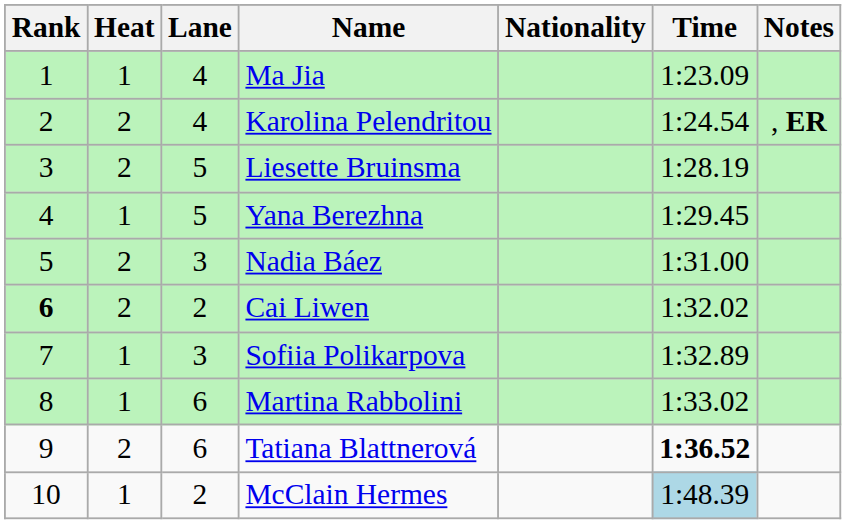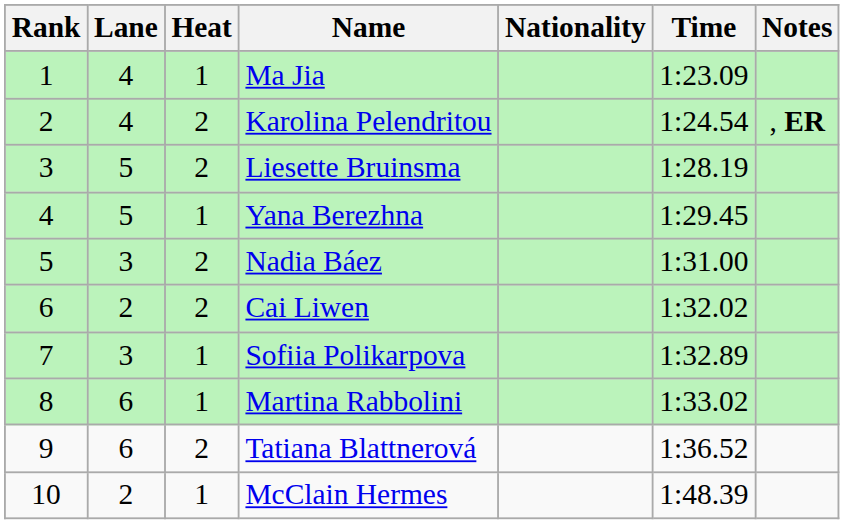columns swapped: (124, 27) <-> (200, 27)
(46, 307) bold -> (46, 307) normal
(705, 448) bold -> (704, 448) normal
(705, 494) lightblue background -> (704, 494) no background
